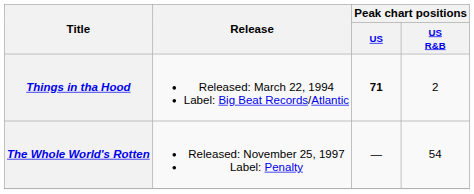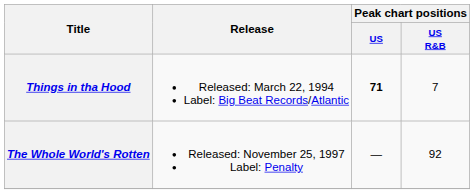(435, 87) 2 -> (435, 87) 7
(435, 154) 54 -> (435, 154) 92
